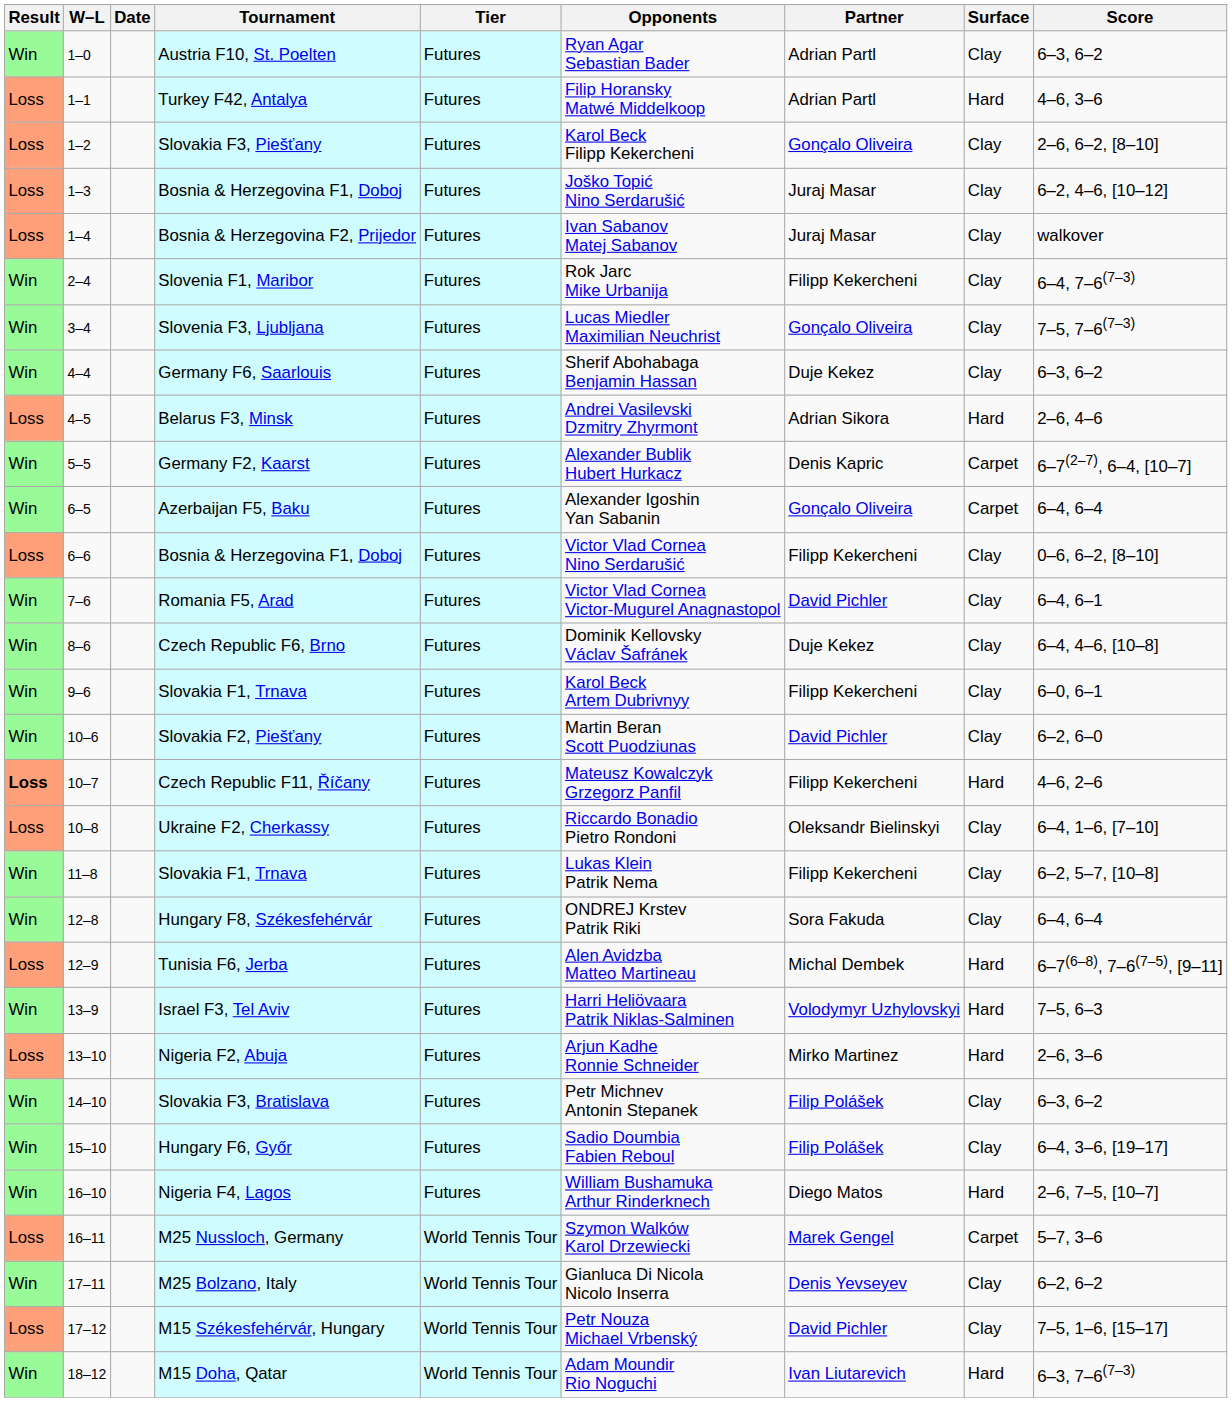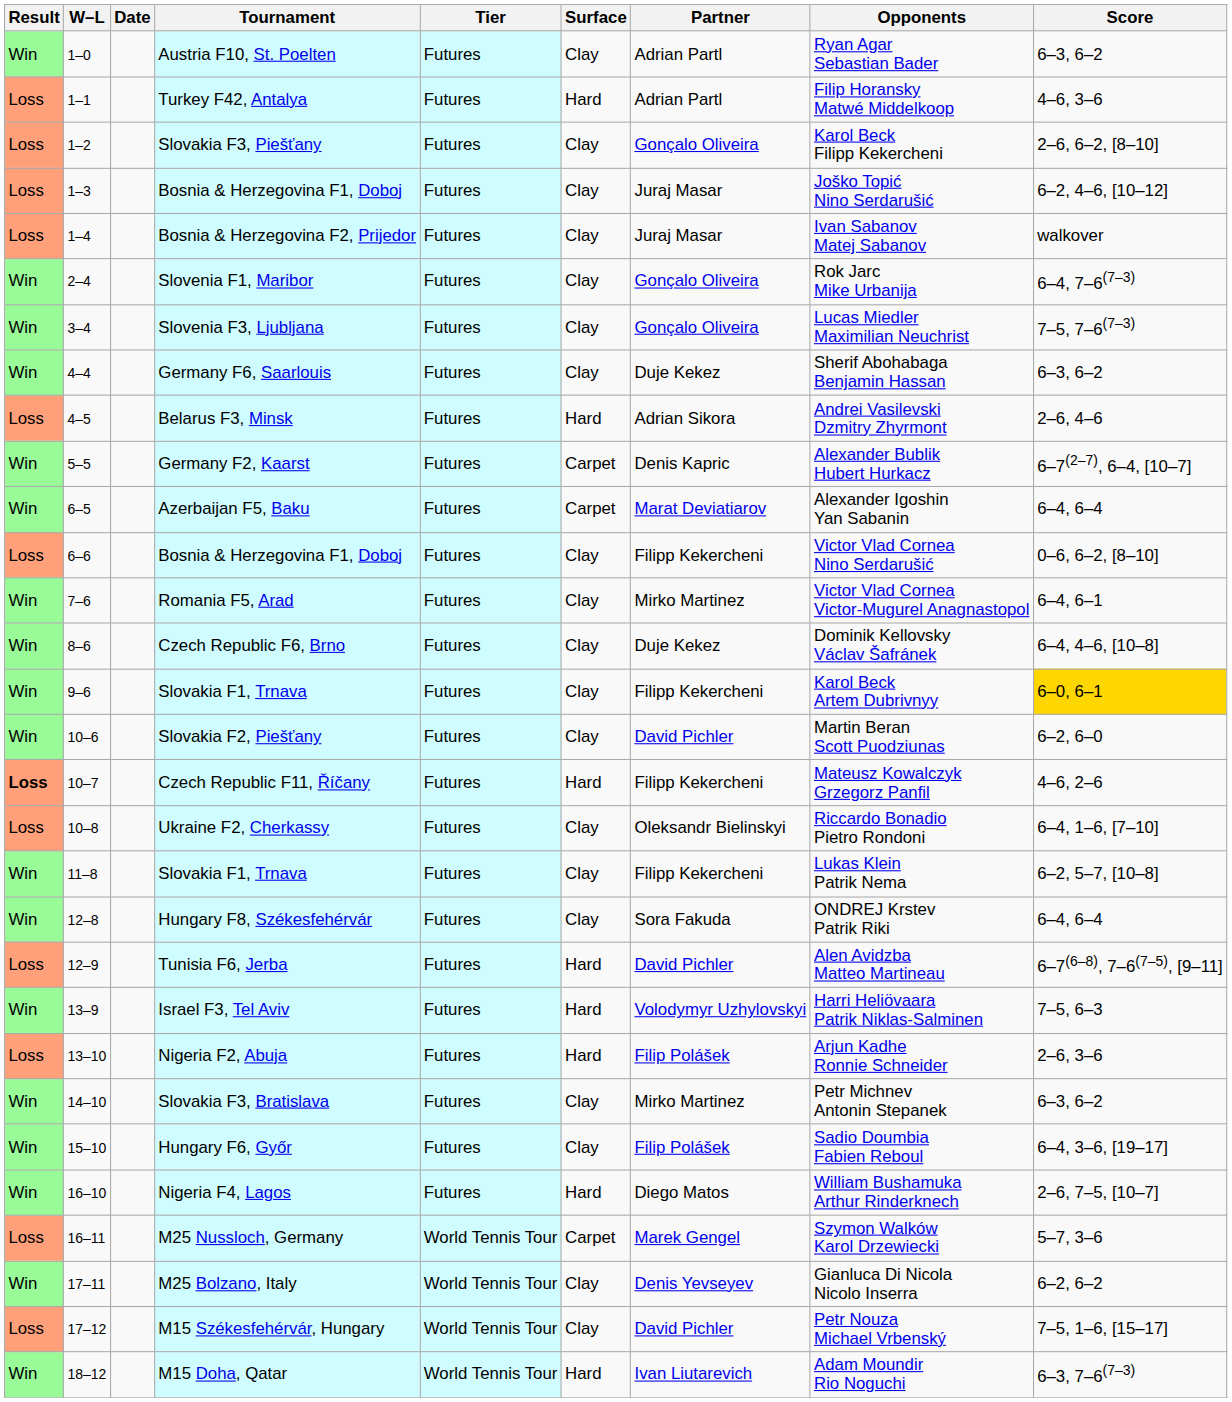columns swapped: (999, 17) <-> (673, 17)
(853, 281) Filipp Kekercheni -> (697, 281) Gonçalo Oliveira
(850, 509) Gonçalo Oliveira -> (700, 509) Marat Deviatiarov
(838, 600) David Pichler -> (690, 600) Mirko Martinez
(1070, 691) no background -> (1070, 691) gold background
(846, 964) Michal Dembek -> (684, 964) David Pichler
(843, 1055) Mirko Martinez -> (682, 1055) Filip Polášek
(836, 1101) Filip Polášek -> (690, 1101) Mirko Martinez
